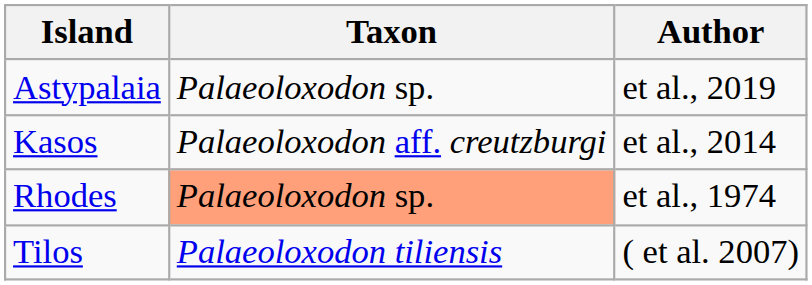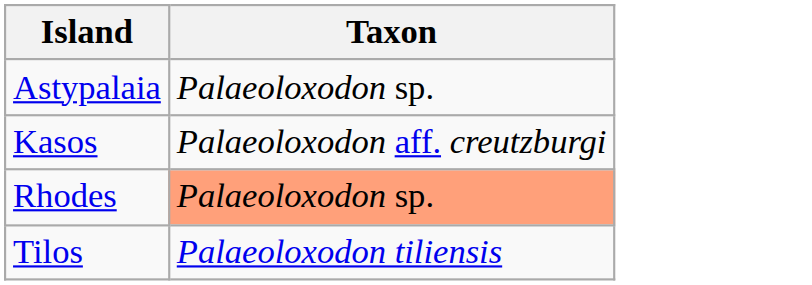- column: (711, 31)
